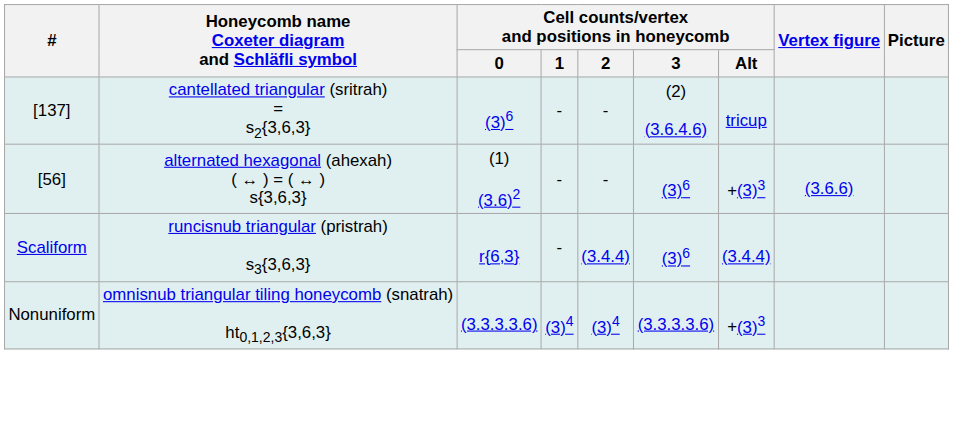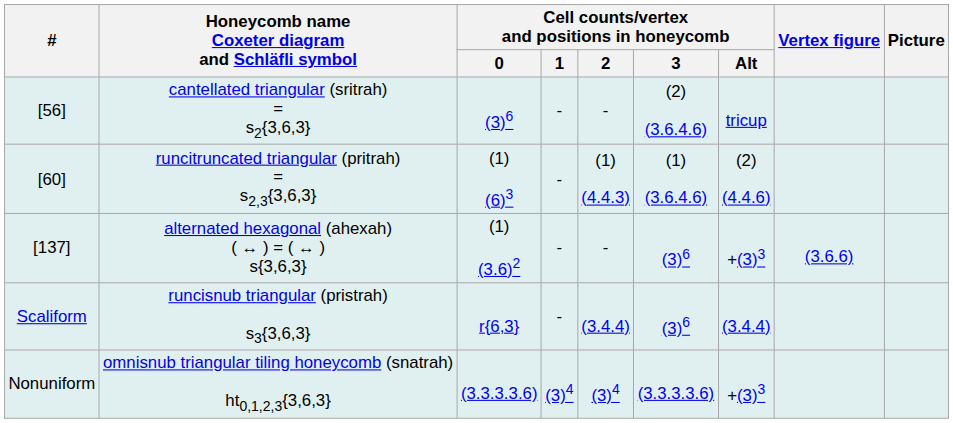(52, 110) [137] -> (52, 110) [56]
+ row: (278, 179)
(52, 178) [56] -> (52, 247) [137]
